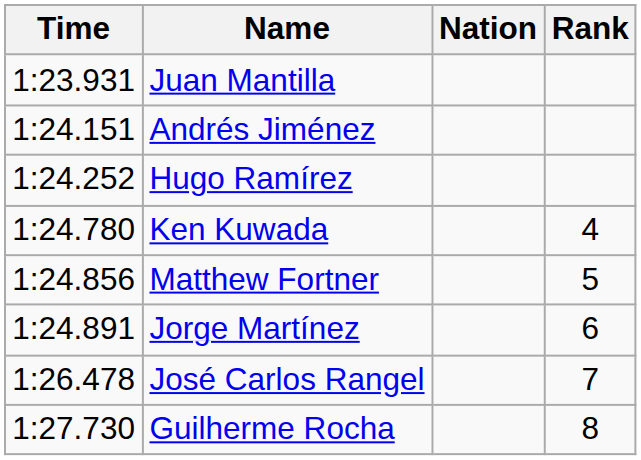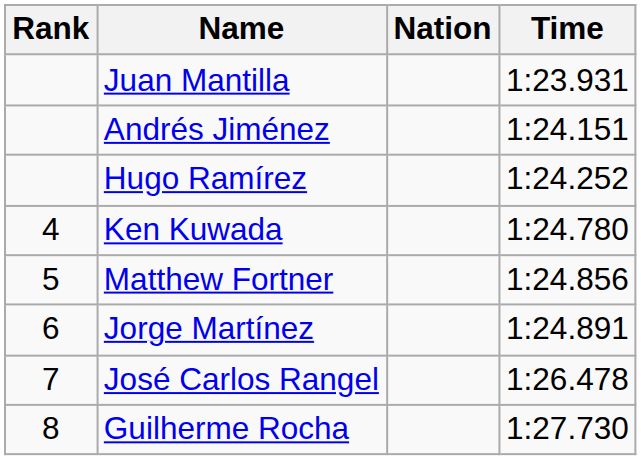columns swapped: (590, 29) <-> (74, 29)
